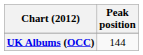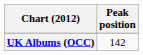(117, 42) 144 -> (117, 42) 142
